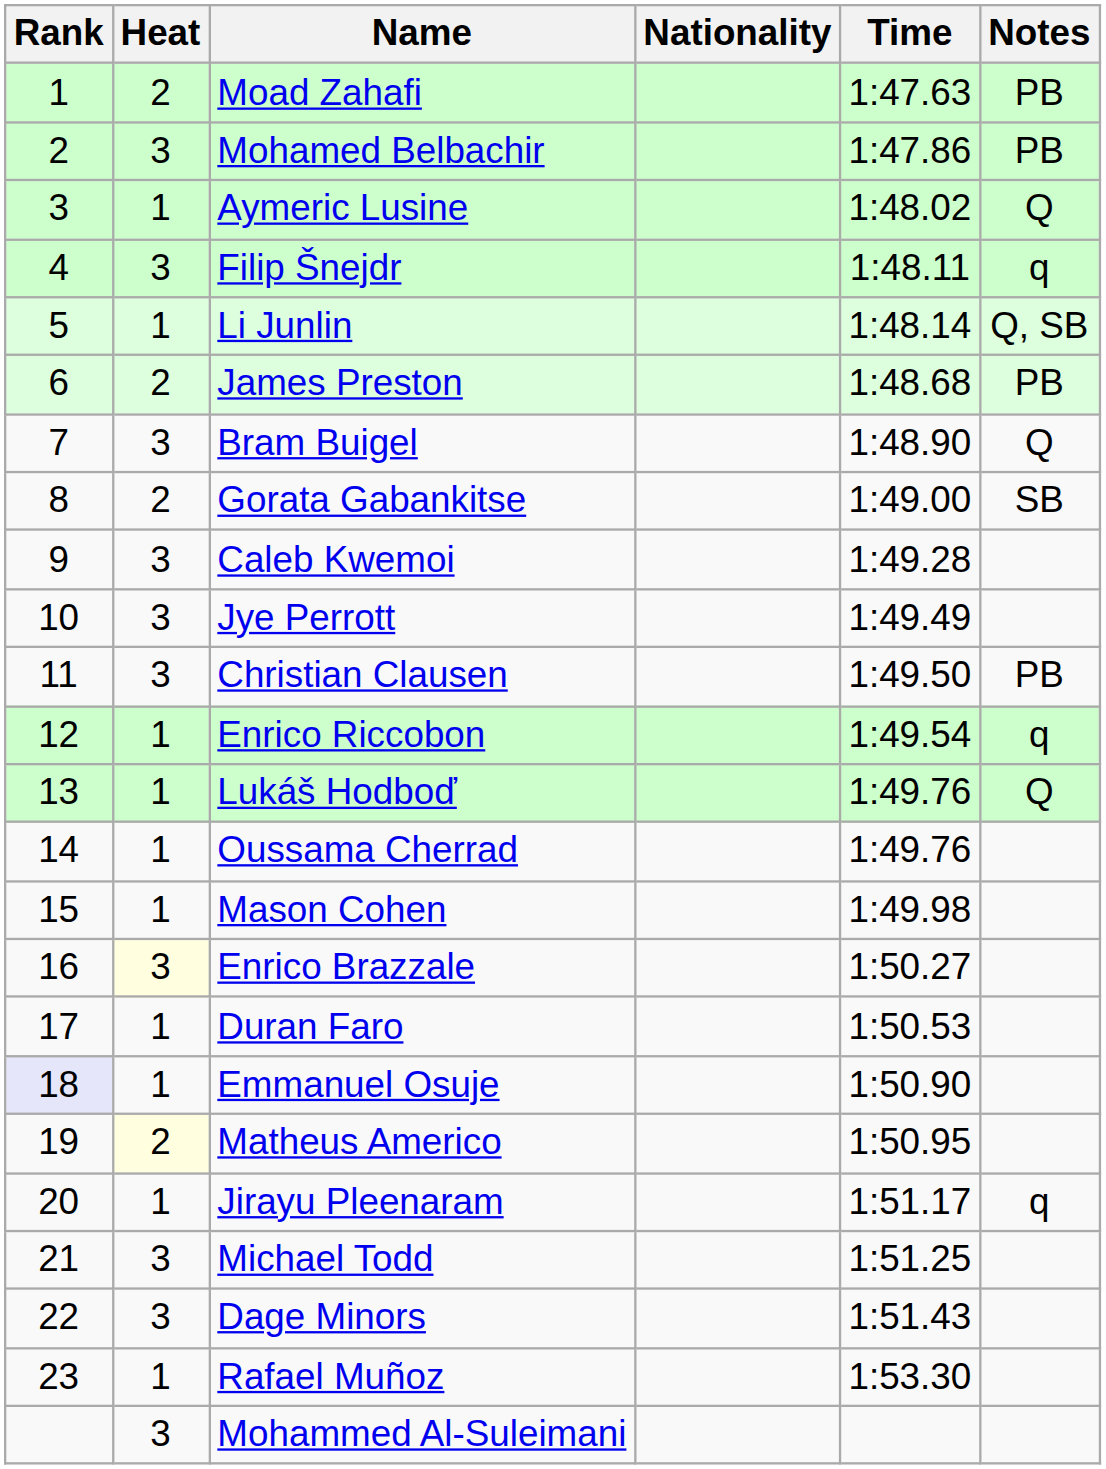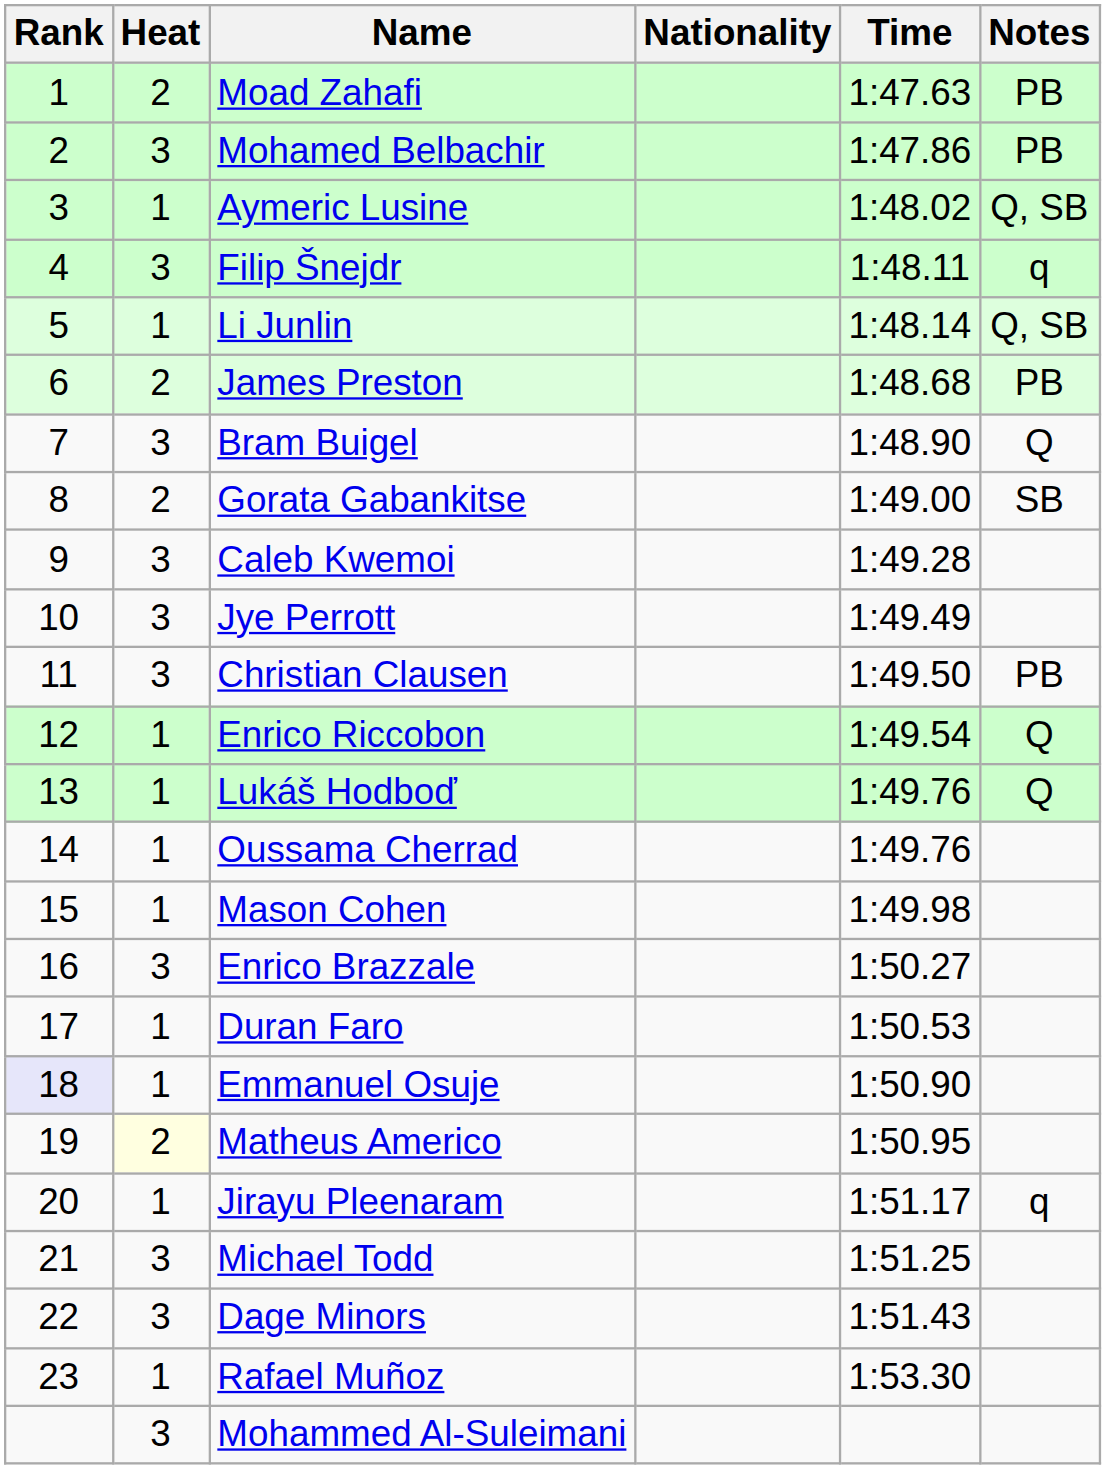(1039, 208) Q -> (1039, 208) Q, SB
(1039, 734) q -> (1039, 734) Q
(160, 967) lightyellow background -> (160, 967) no background
